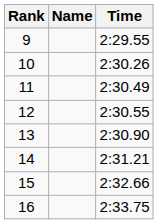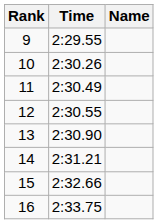columns swapped: (72, 16) <-> (125, 16)
